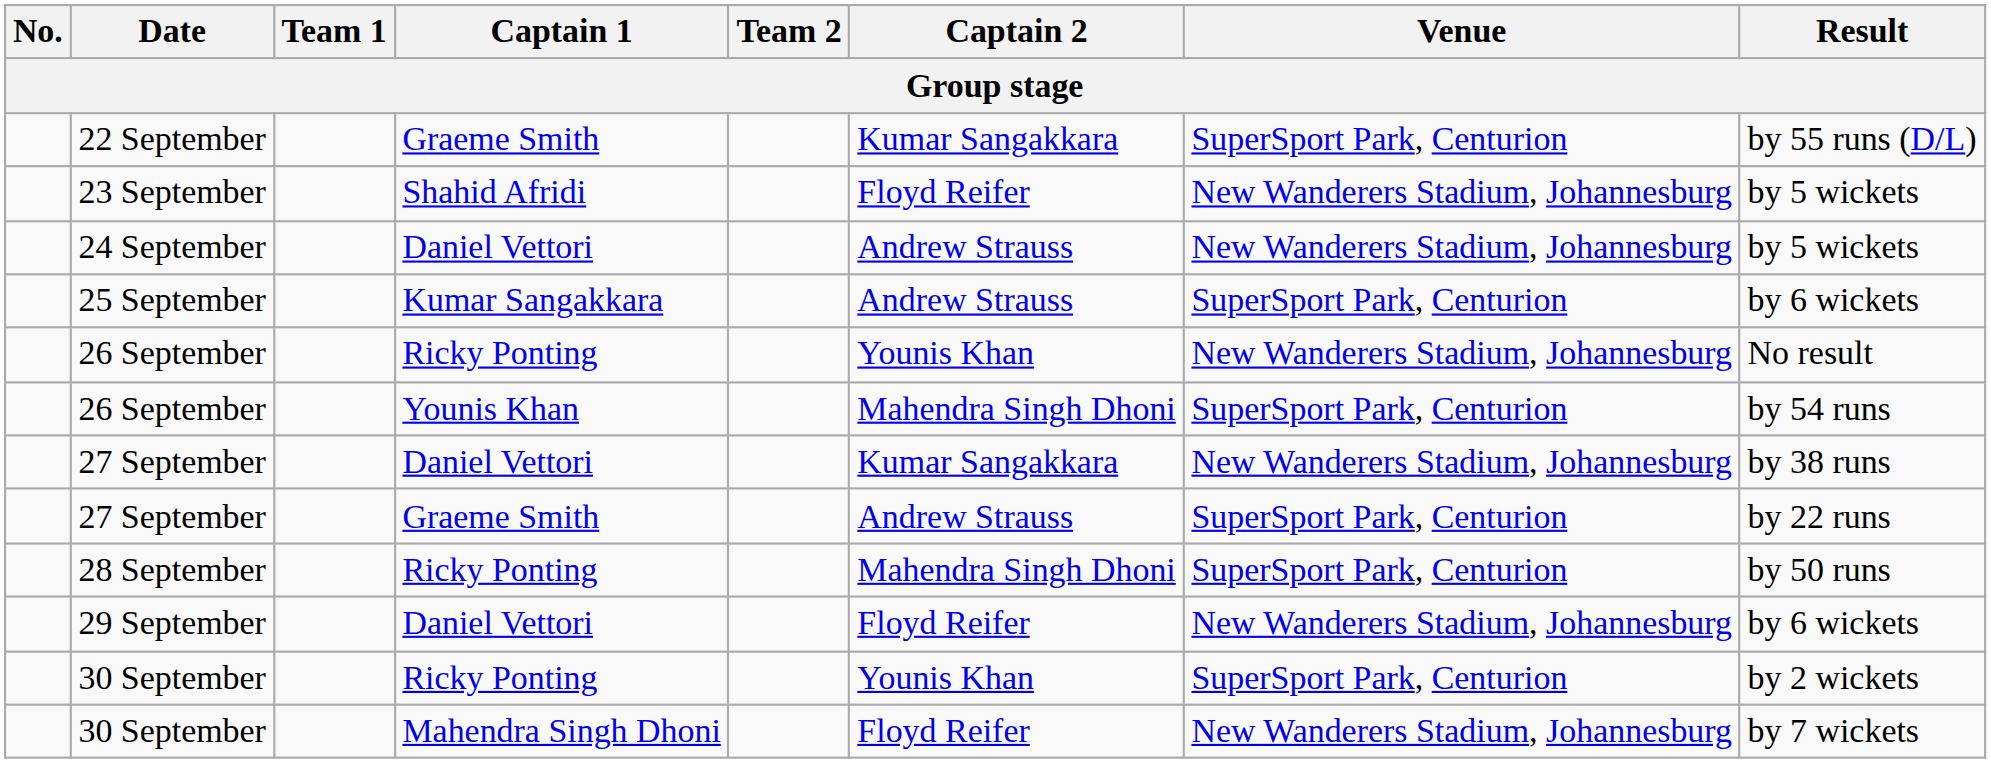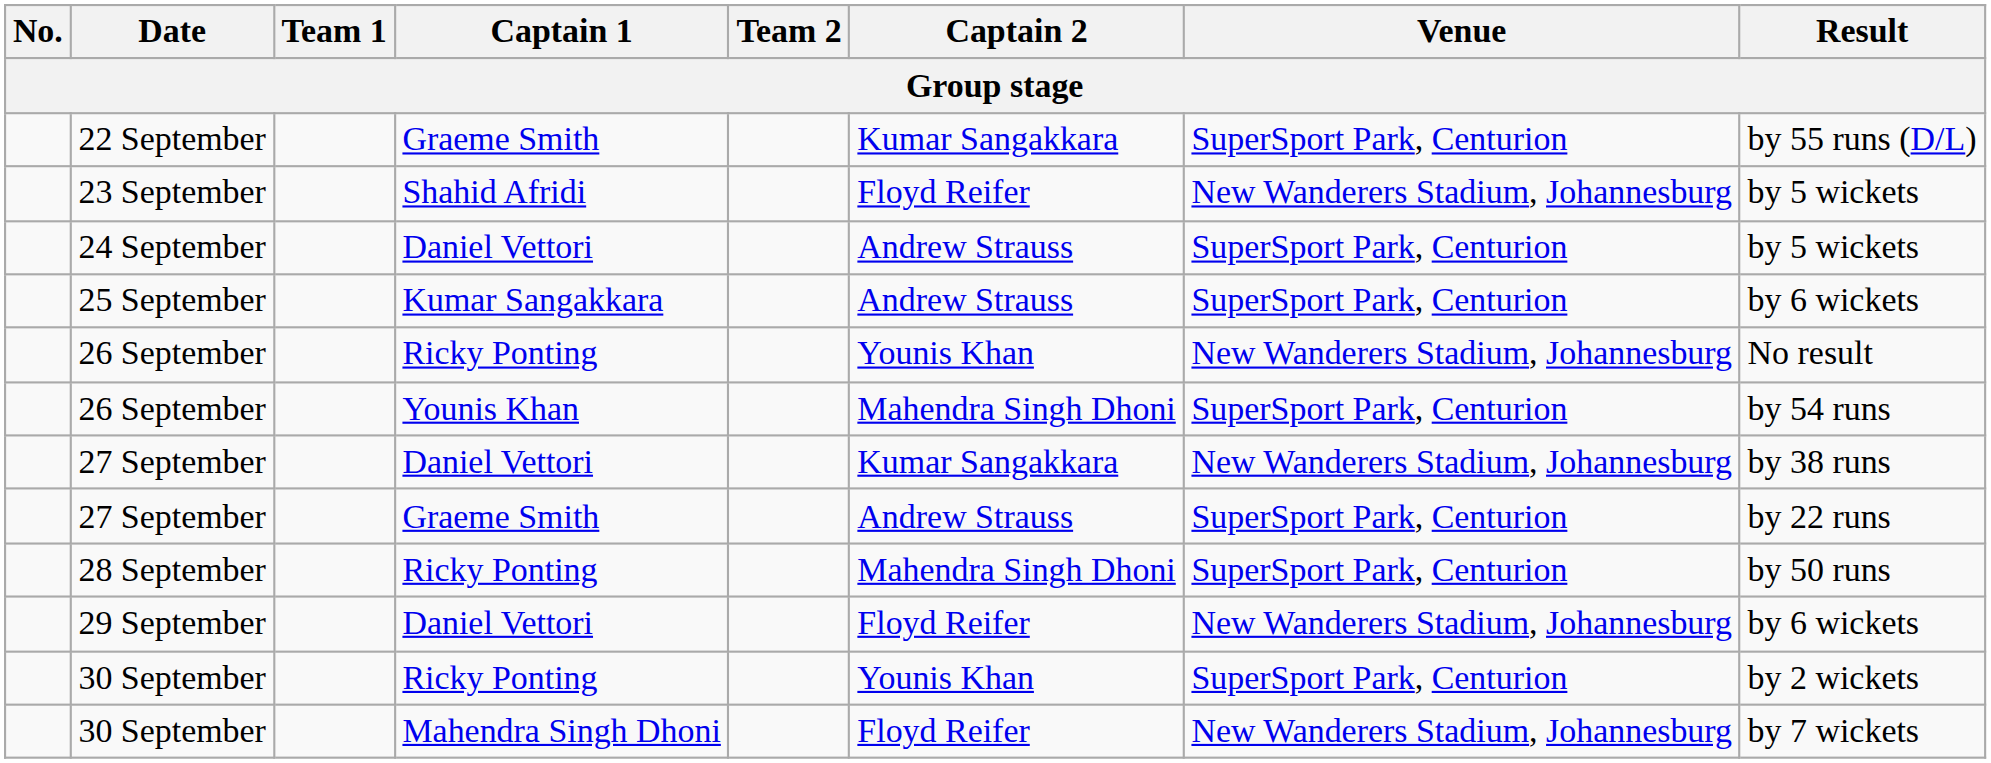(1462, 246) New Wanderers Stadium, Johannesburg -> (1379, 246) SuperSport Park, Centurion
